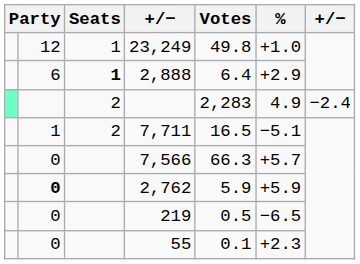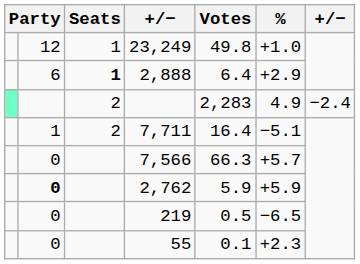(231, 131) 16.5 -> (231, 131) 16.4
